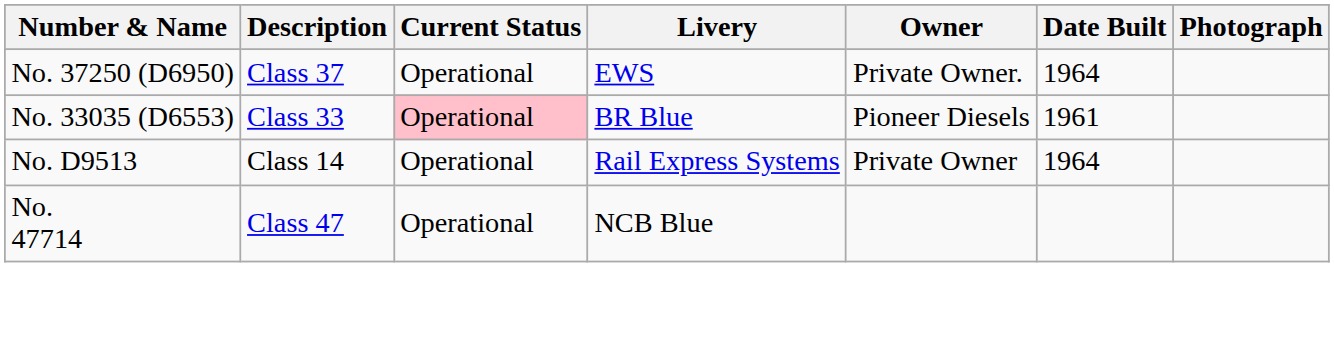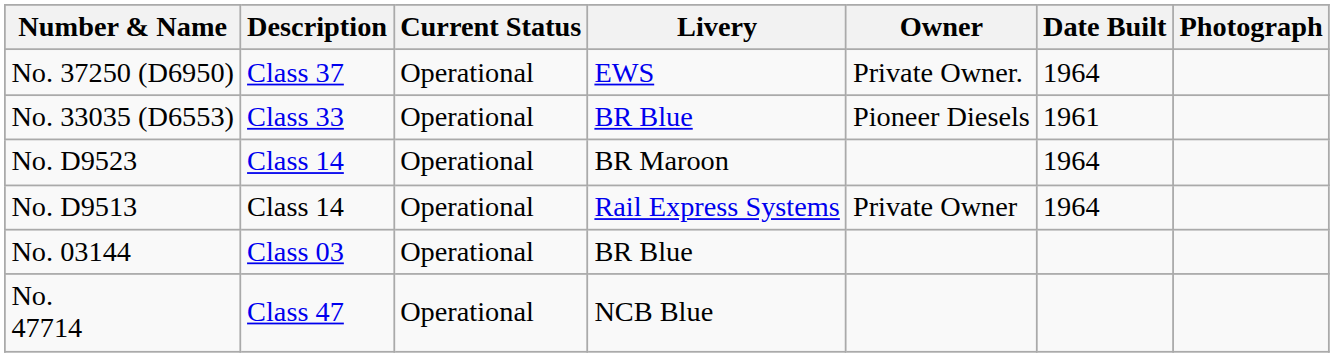(467, 116) pink background -> (467, 116) no background
+ row: (74, 161)
+ row: (71, 251)
